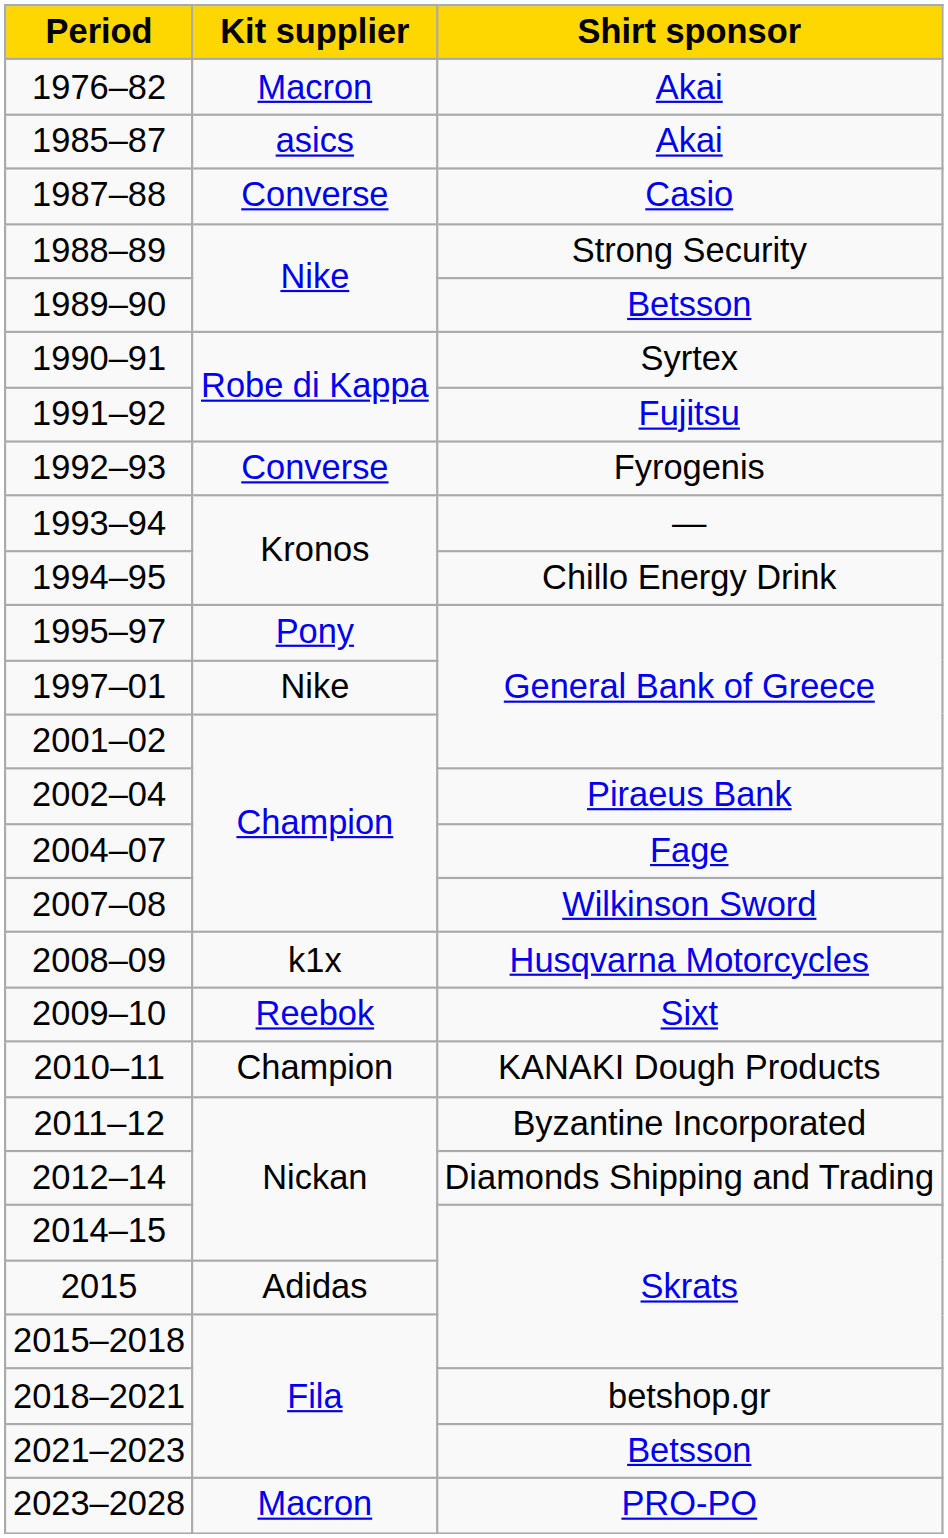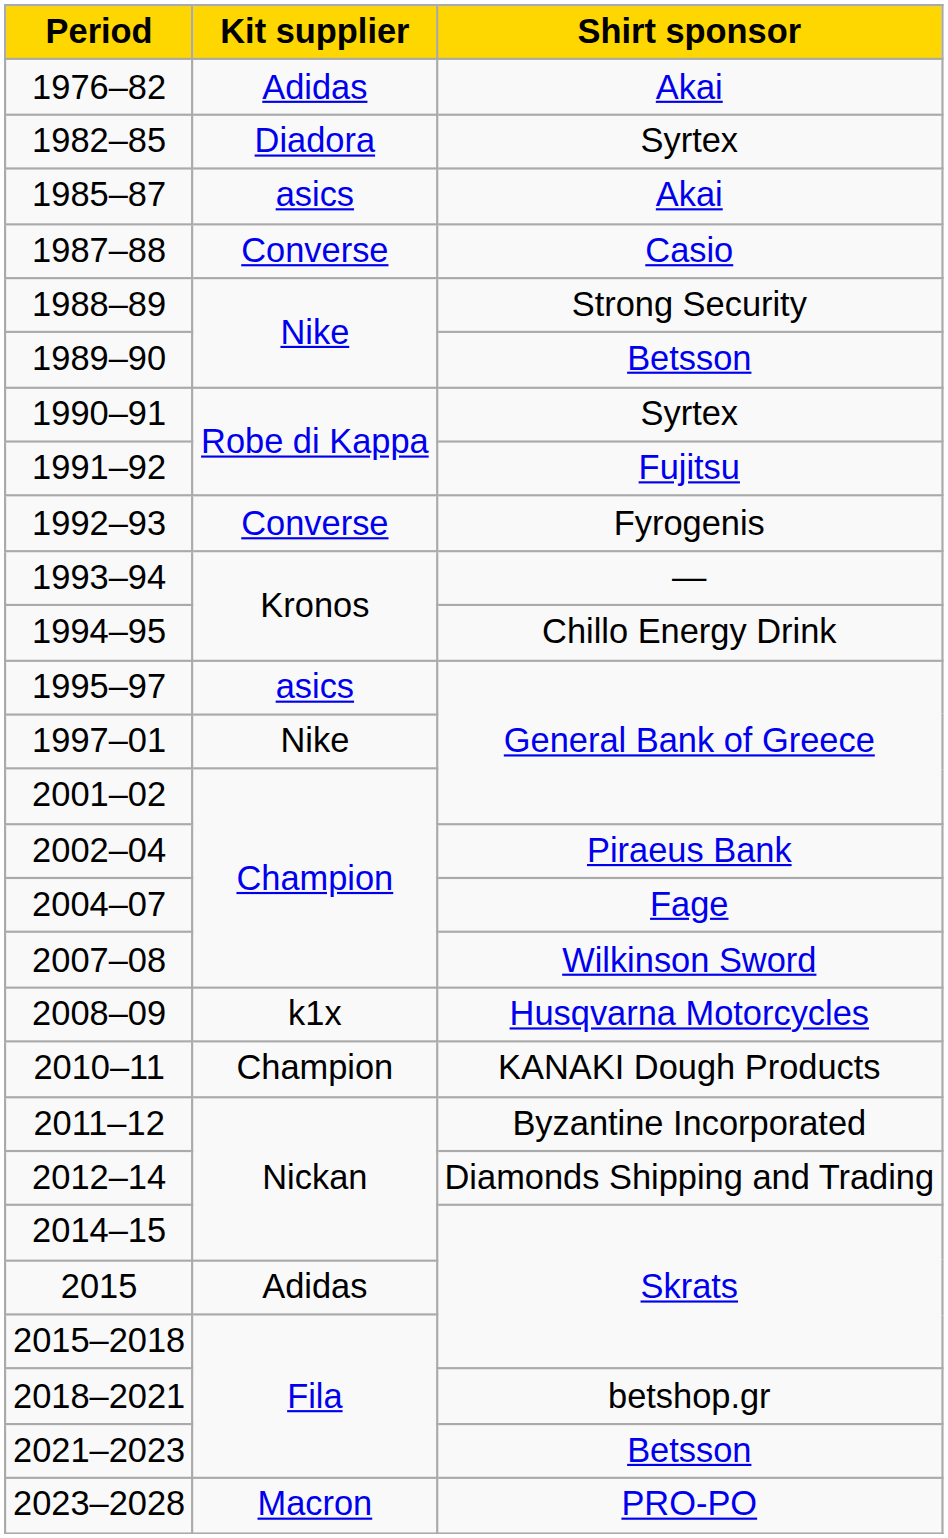(315, 86) Macron -> (315, 86) Adidas
+ row: (99, 140)
(315, 631) Pony -> (315, 686) asics
- row: (99, 1013)
